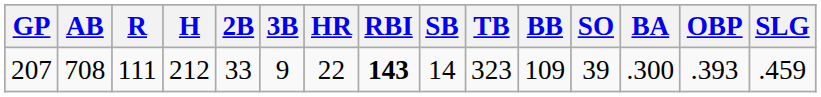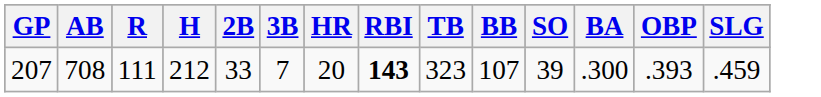- column: (442, 26)
(283, 69) 9 -> (283, 69) 7
(331, 69) 22 -> (331, 69) 20
(545, 69) 109 -> (499, 69) 107
